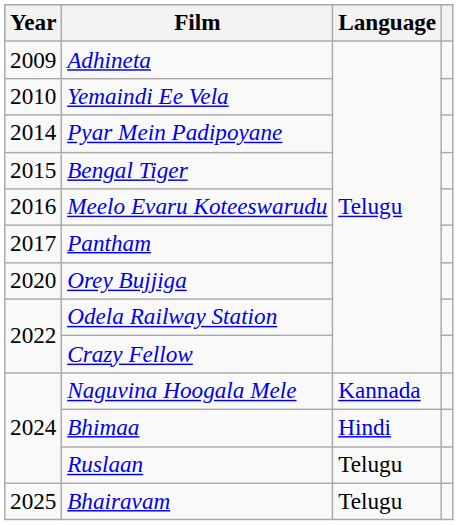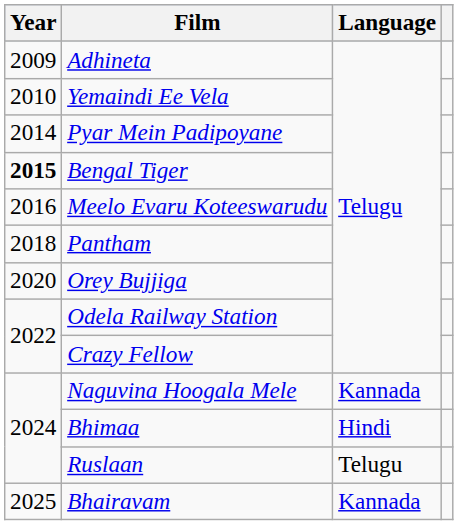(33, 170) normal -> (33, 170) bold
(33, 243) 2017 -> (33, 243) 2018
(370, 501) Telugu -> (379, 501) Kannada
